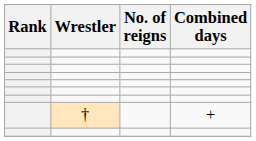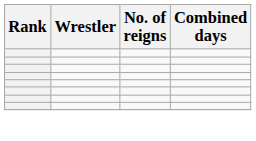- row: (85, 115)
